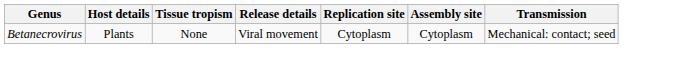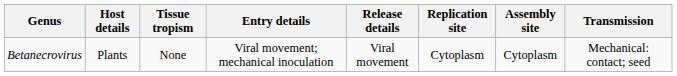+ column: (276, 21)
